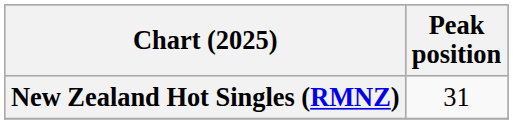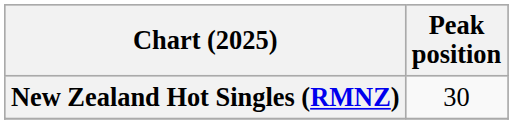(457, 97) 31 -> (457, 97) 30
